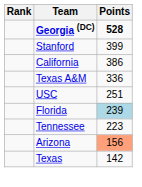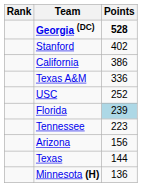(115, 47) 399 -> (119, 47) 402
(115, 95) 251 -> (119, 95) 252
(115, 143) lightsalmon background -> (119, 143) no background
(115, 159) 142 -> (119, 159) 144
+ row: (68, 175)
